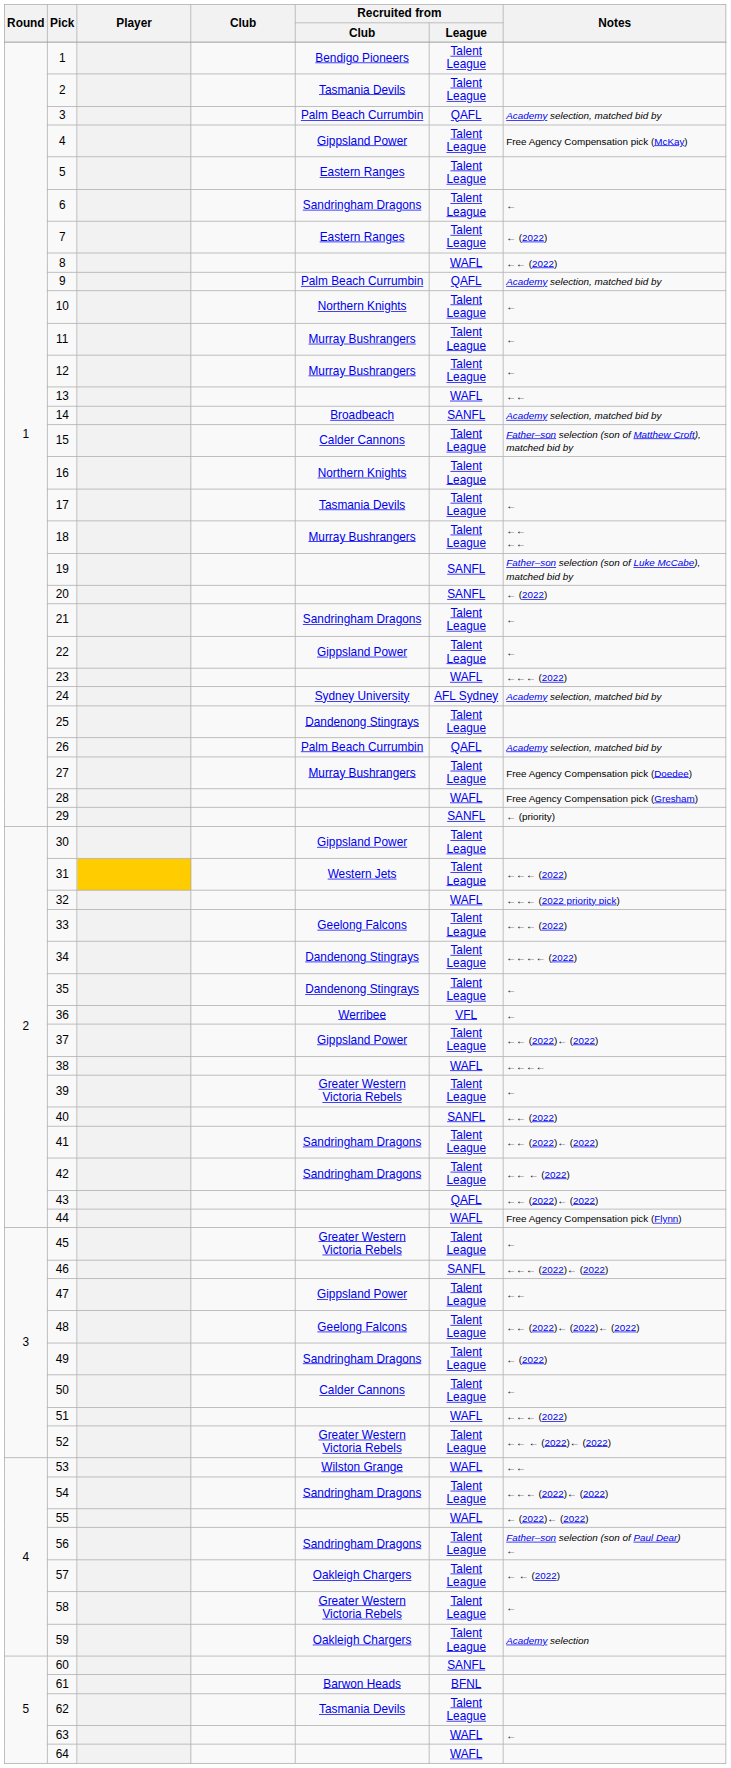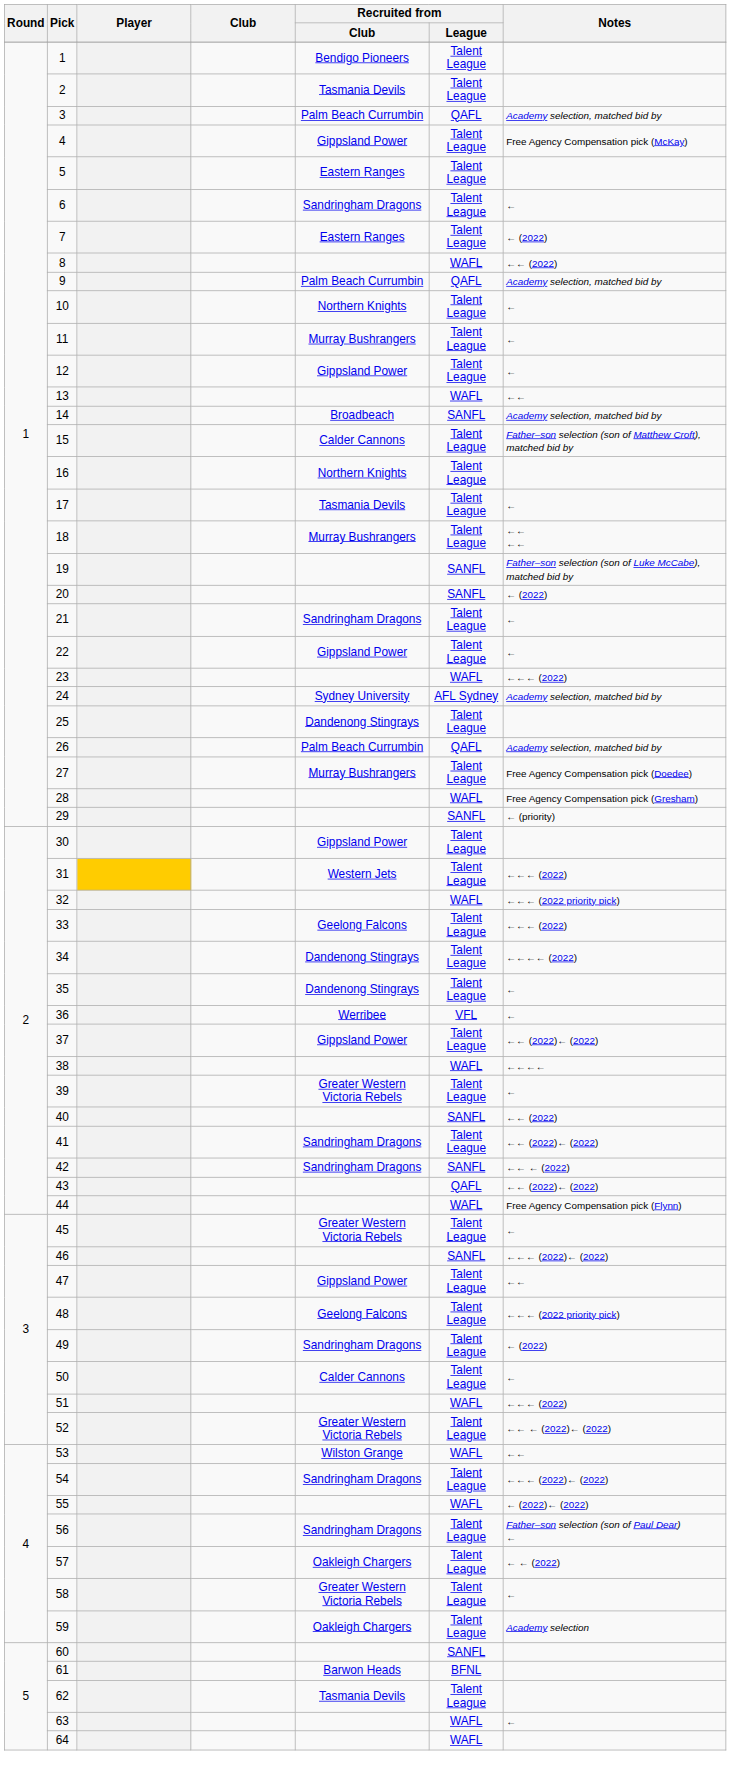(362, 371) Murray Bushrangers -> (362, 371) Gippsland Power
(466, 1174) Talent League -> (466, 1167) SANFL
(573, 1327) ←← (2022)← (2022)← (2022) -> (563, 1314) ←←← (2022 priority pick)
